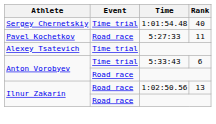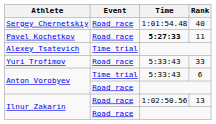(115, 23) Time trial -> (113, 23) Road race
(164, 36) normal -> (164, 36) bold
+ row: (36, 62)
